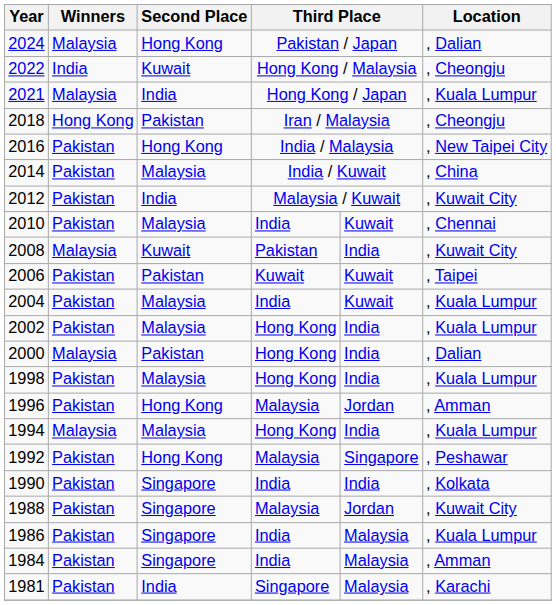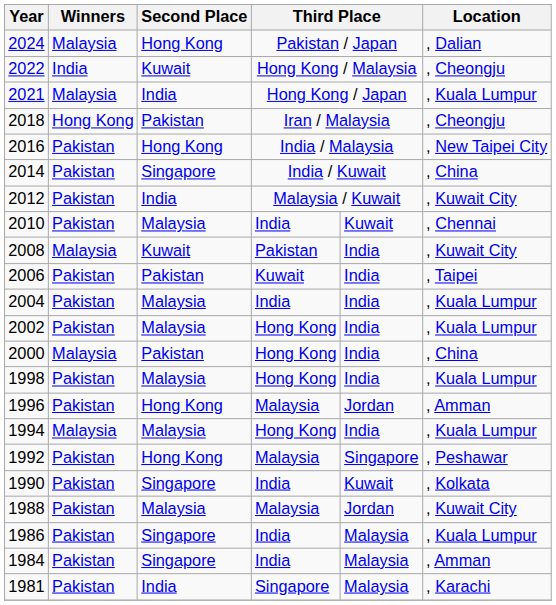(173, 172) Malaysia -> (178, 172) Singapore
(369, 276) Kuwait -> (362, 276) India
(369, 302) Kuwait -> (362, 302) India
(454, 353) , Dalian -> (452, 353) , China
(362, 483) India -> (369, 483) Kuwait
(178, 509) Singapore -> (173, 509) Malaysia
